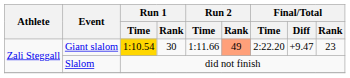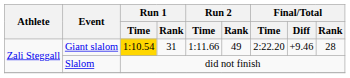(171, 47) 30 -> (171, 47) 31
(236, 47) lightsalmon background -> (236, 47) no background
(301, 47) +9.47 -> (301, 47) +9.46
(330, 47) 23 -> (330, 47) 28
